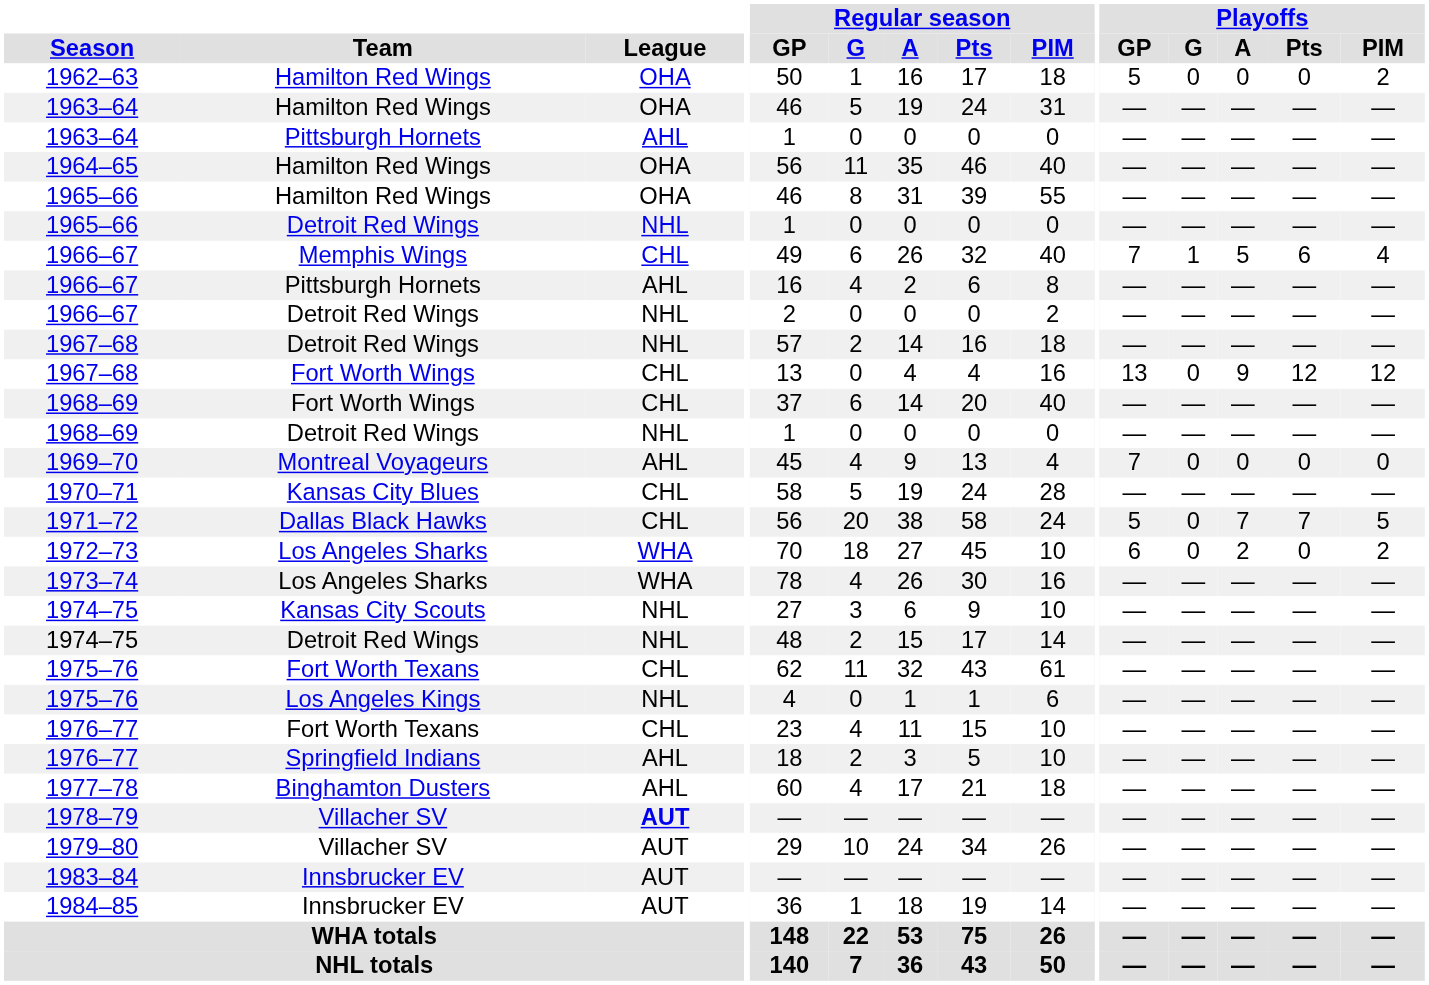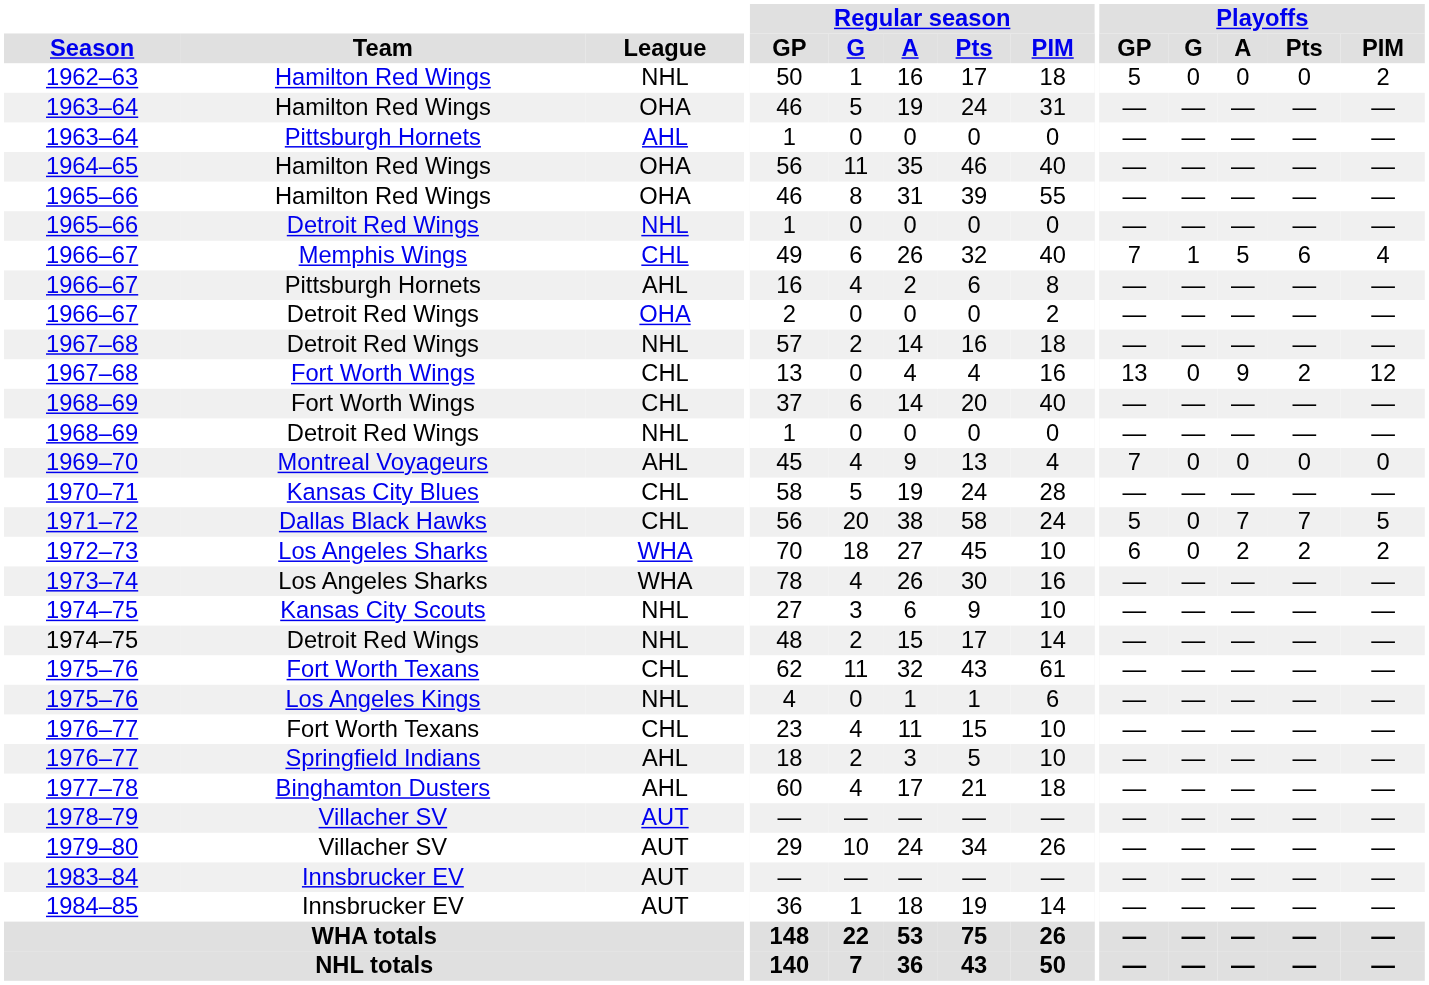(665, 77) OHA -> (665, 77) NHL
(665, 314) NHL -> (665, 314) OHA
(1304, 373) 12 -> (1304, 373) 2
(1304, 551) 0 -> (1304, 551) 2
(665, 817) bold -> (665, 817) normal
